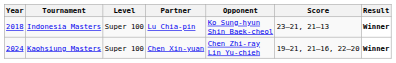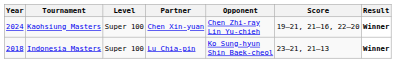rows swapped: (64, 27) <-> (64, 47)
